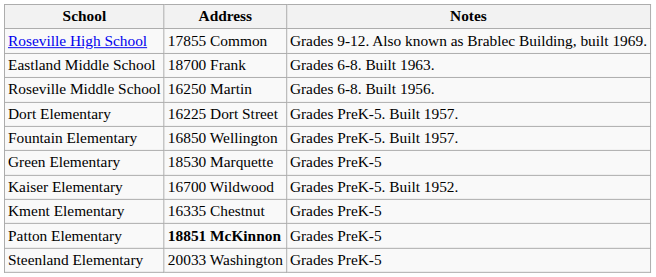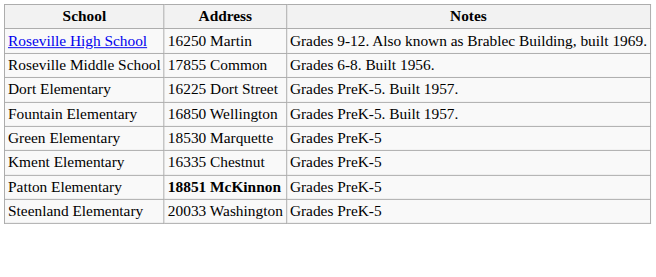(218, 41) 17855 Common -> (210, 41) 16250 Martin
- row: (82, 65)
(210, 89) 16250 Martin -> (218, 65) 17855 Common
- row: (65, 187)
